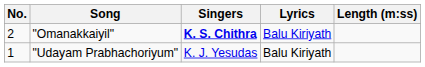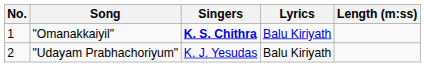(11, 33) 2 -> (11, 33) 1
(11, 53) 1 -> (11, 53) 2
